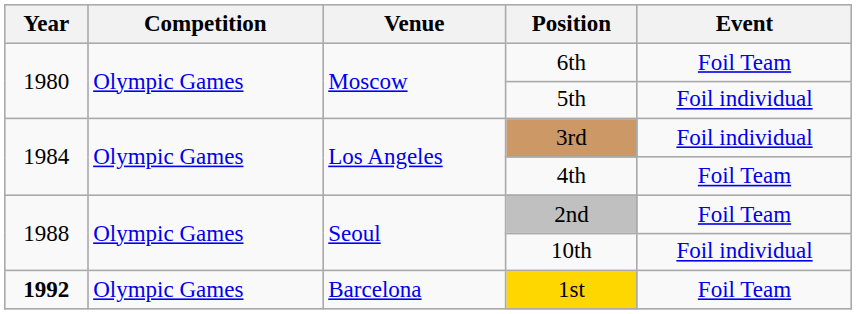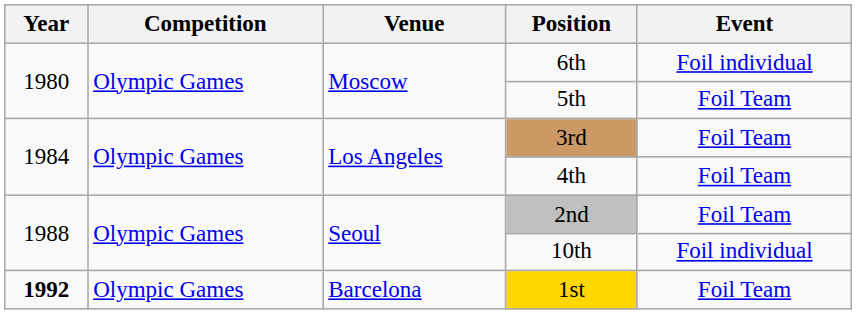(744, 61) Foil Team -> (744, 61) Foil individual
(744, 99) Foil individual -> (744, 99) Foil Team
(744, 137) Foil individual -> (744, 137) Foil Team
